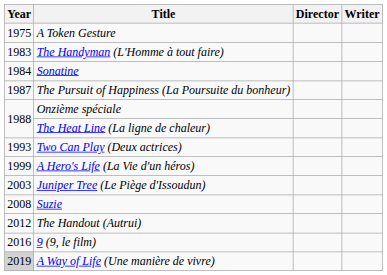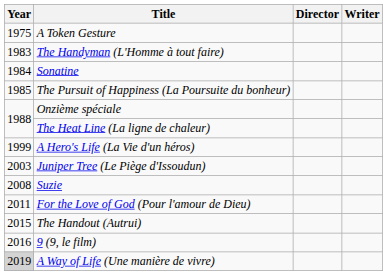(19, 90) 1987 -> (19, 90) 1985
- row: (109, 147)
+ row: (144, 204)
(19, 223) 2012 -> (19, 223) 2015
